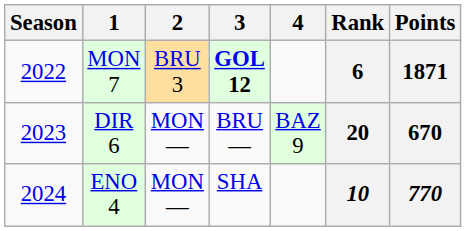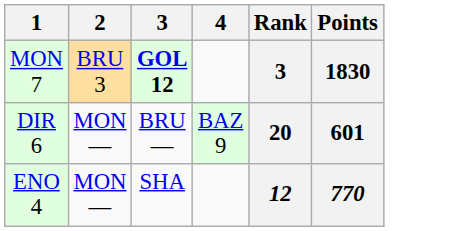- column: (43, 22)
(358, 71) 6 -> (280, 71) 3
(425, 71) 1871 -> (348, 71) 1830
(425, 132) 670 -> (348, 132) 601
(358, 194) 10 -> (280, 194) 12
